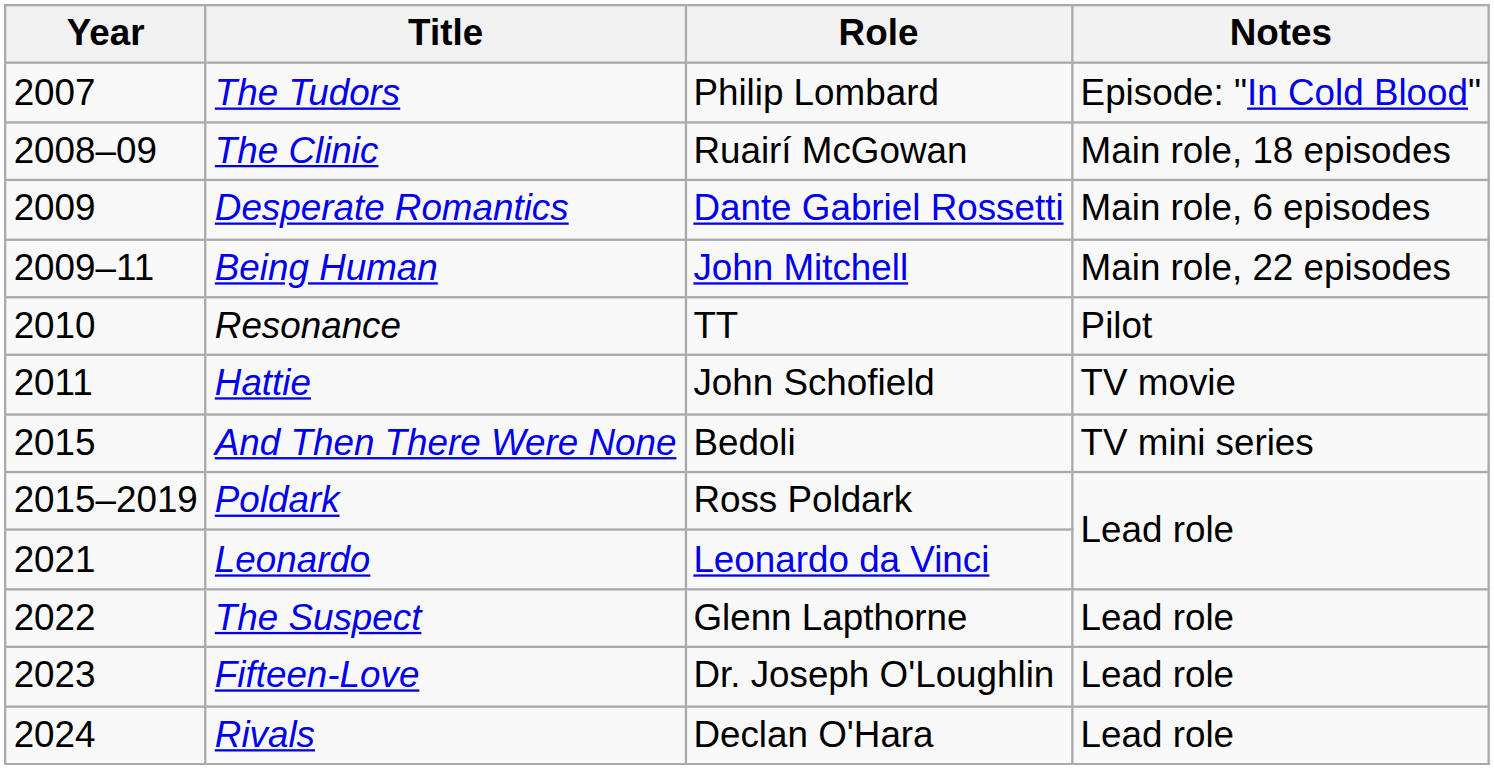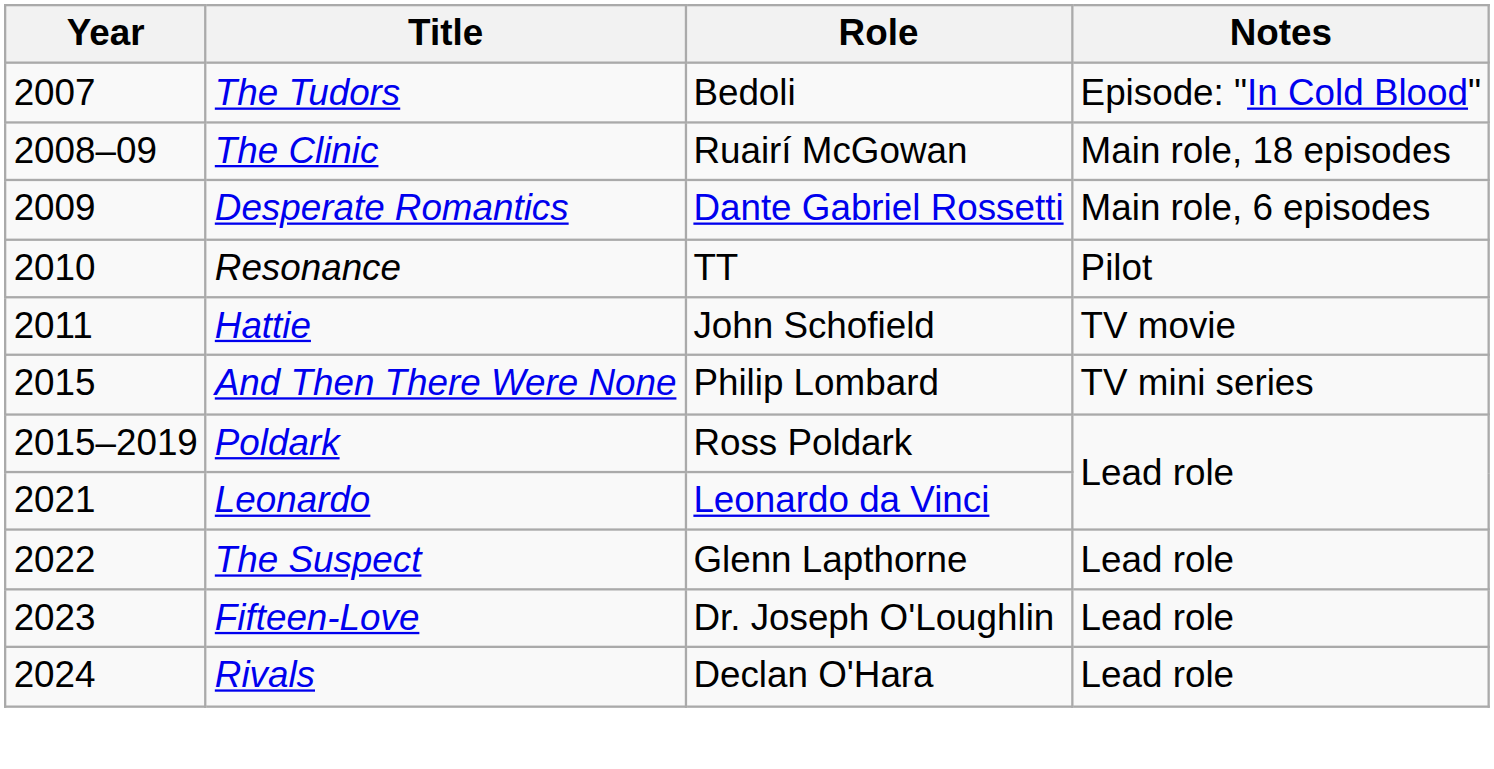(816, 92) Philip Lombard -> (745, 92) Bedoli
- row: (326, 267)
(745, 442) Bedoli -> (816, 383) Philip Lombard
